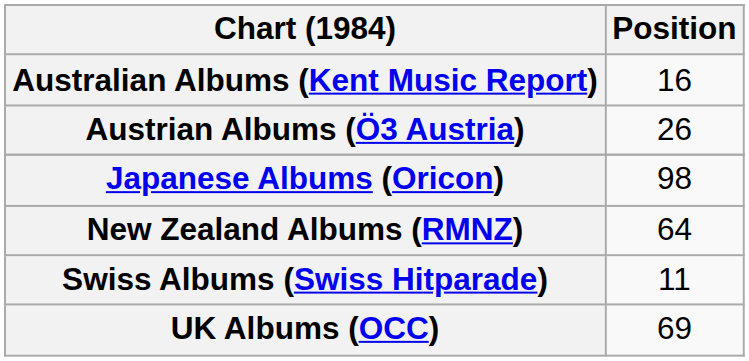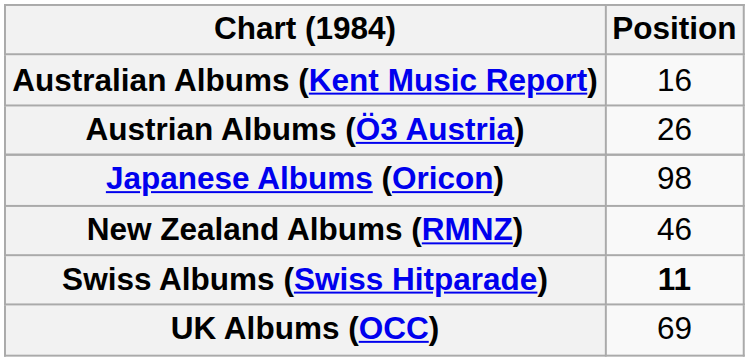(674, 229) 64 -> (674, 229) 46
(674, 279) normal -> (674, 279) bold
